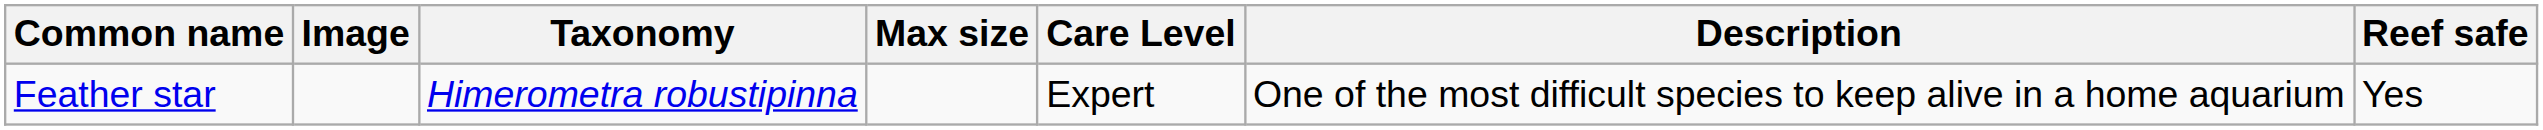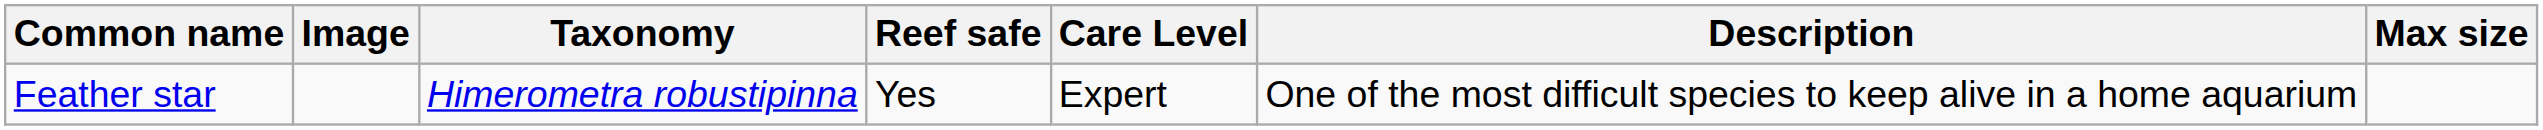columns swapped: (2445, 34) <-> (952, 34)
